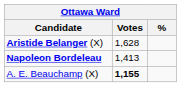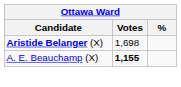(127, 43) 1,628 -> (127, 43) 1,698
- row: (54, 58)
